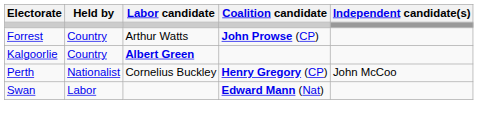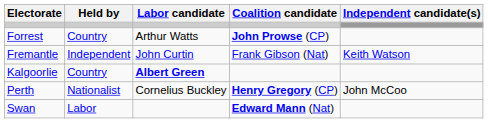+ row: (33, 54)
